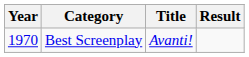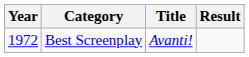(23, 40) 1970 -> (23, 40) 1972
